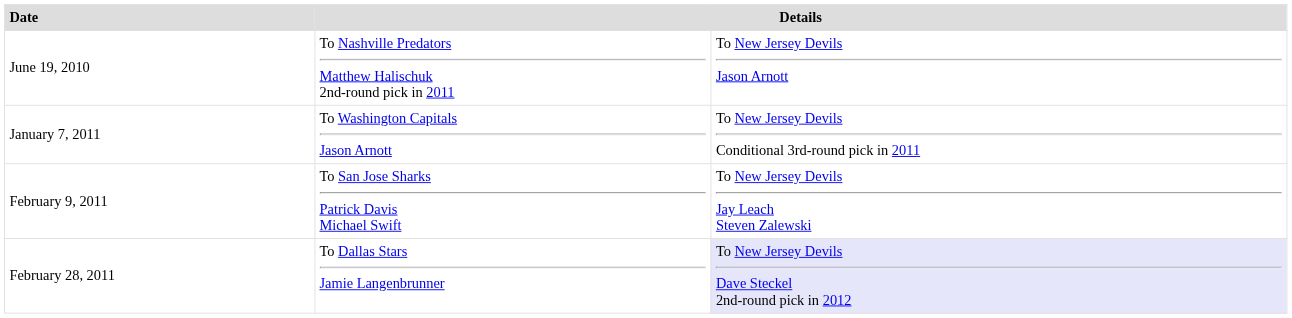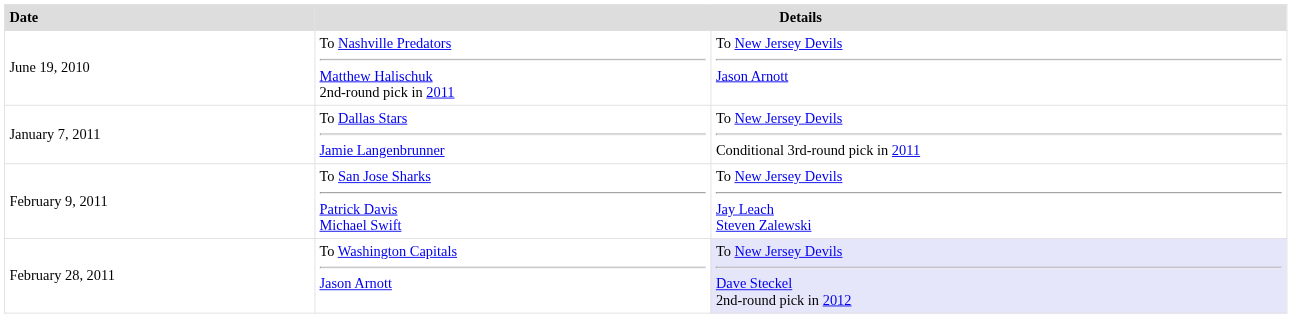(513, 134) To Washington Capitals Jason Arnott -> (513, 134) To Dallas Stars Jamie Langenbrunner
(513, 267) To Dallas Stars Jamie Langenbrunner -> (513, 267) To Washington Capitals Jason Arnott
